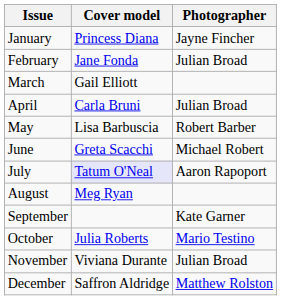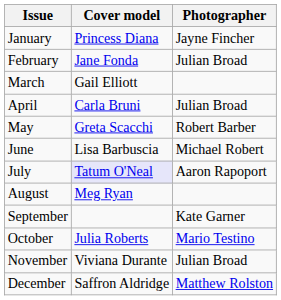(116, 127) Lisa Barbuscia -> (114, 127) Greta Scacchi
(114, 149) Greta Scacchi -> (116, 149) Lisa Barbuscia
